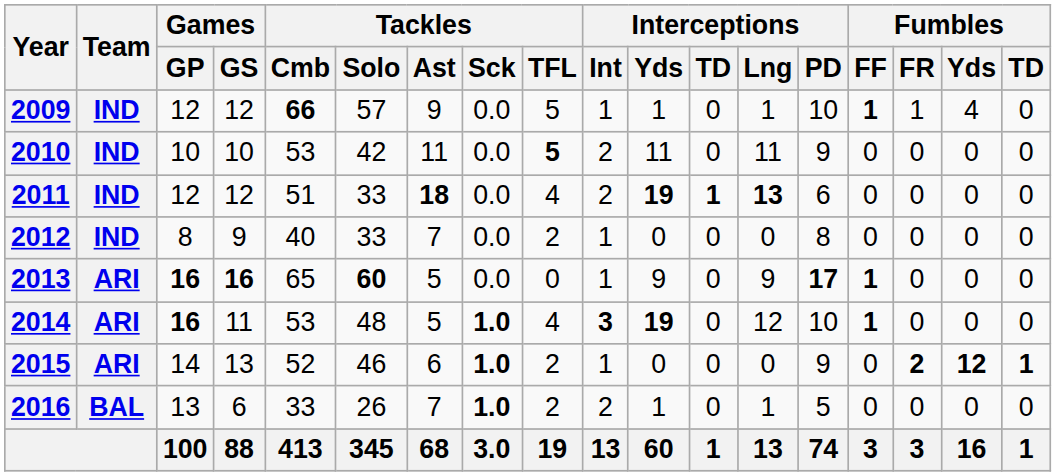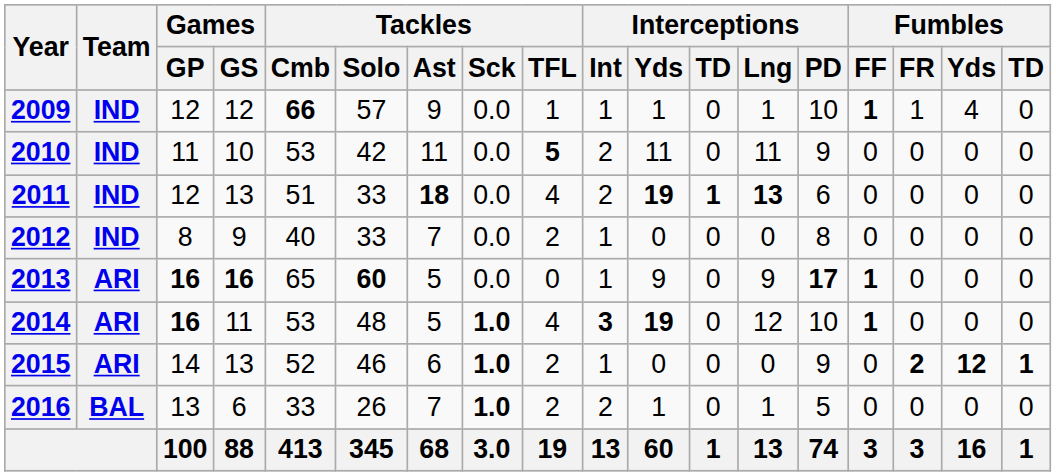(552, 110) 5 -> (552, 110) 1
(185, 152) 10 -> (185, 152) 11
(239, 195) 12 -> (239, 195) 13
